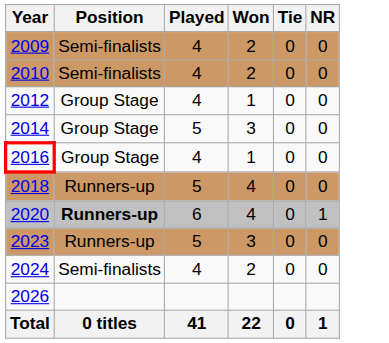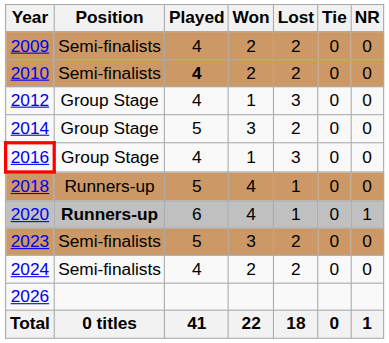+ column: (296, 18)
(197, 73) normal -> (197, 73) bold
(110, 241) Runners-up -> (110, 241) Semi-finalists
